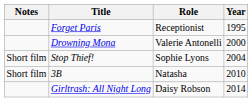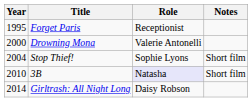columns swapped: (236, 12) <-> (26, 12)
(171, 74) no background -> (151, 74) lavender background
